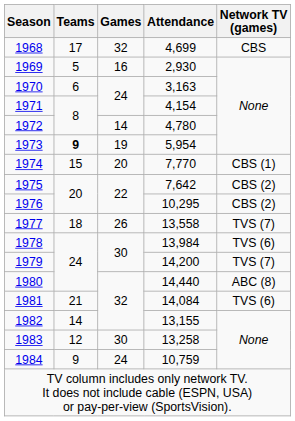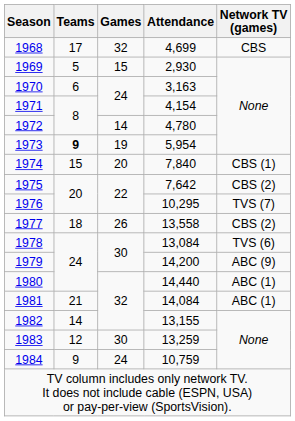(121, 67) 16 -> (121, 67) 15
(181, 164) 7,770 -> (181, 164) 7,840
(254, 203) CBS (2) -> (254, 203) TVS (7)
(254, 223) TVS (7) -> (254, 223) CBS (2)
(181, 242) 13,984 -> (181, 242) 13,084
(254, 262) TVS (7) -> (254, 262) ABC (9)
(254, 281) ABC (8) -> (254, 281) ABC (1)
(254, 301) TVS (6) -> (254, 301) ABC (1)
(181, 340) 13,258 -> (181, 340) 13,259
